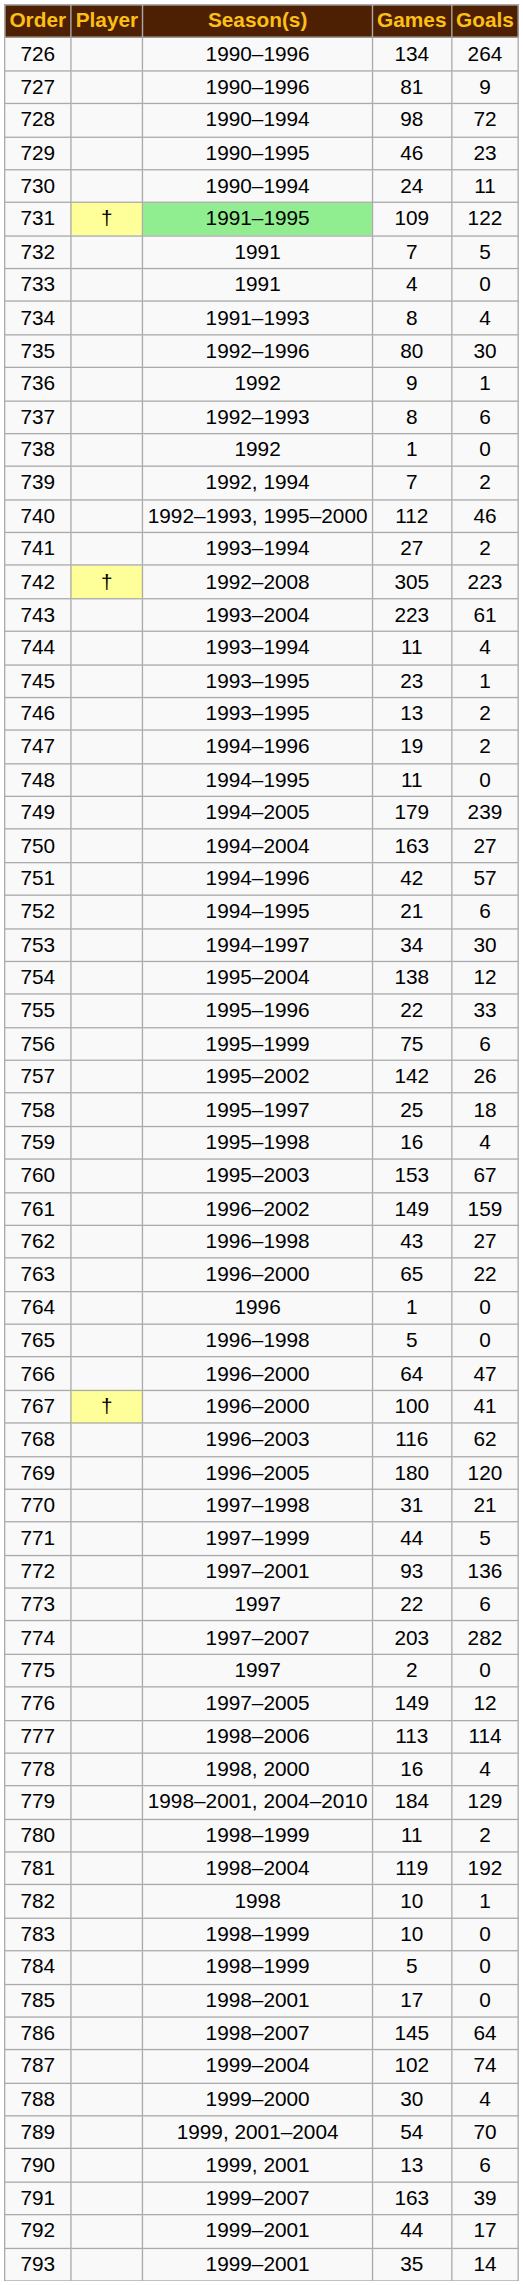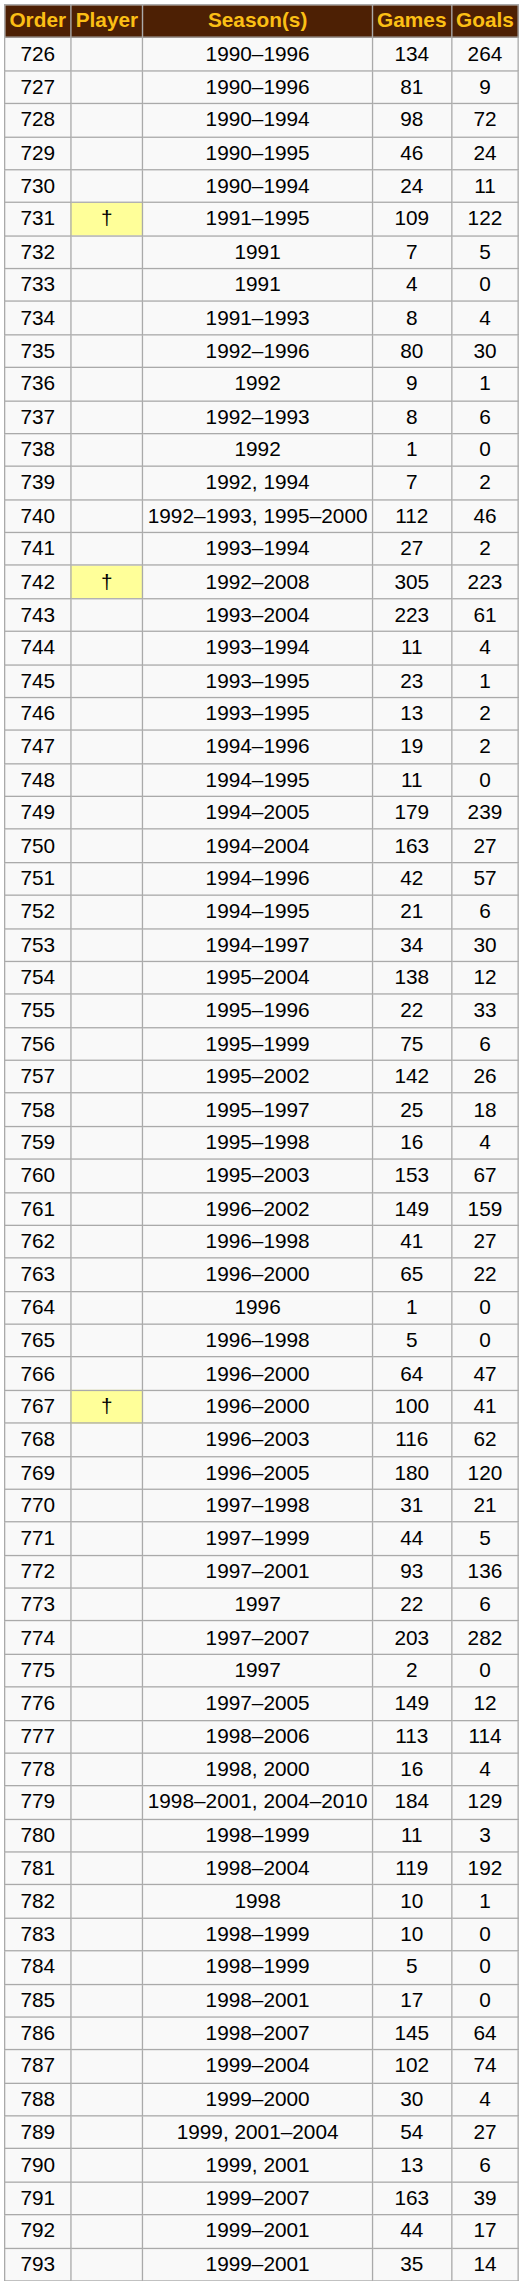(485, 152) 23 -> (485, 152) 24
(258, 218) lightgreen background -> (258, 218) no background
(412, 1241) 43 -> (412, 1241) 41
(485, 1835) 2 -> (485, 1835) 3
(485, 2132) 70 -> (485, 2132) 27
